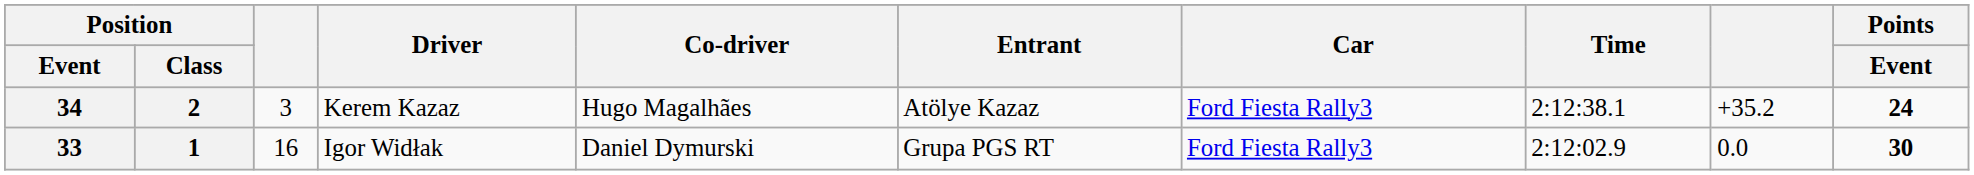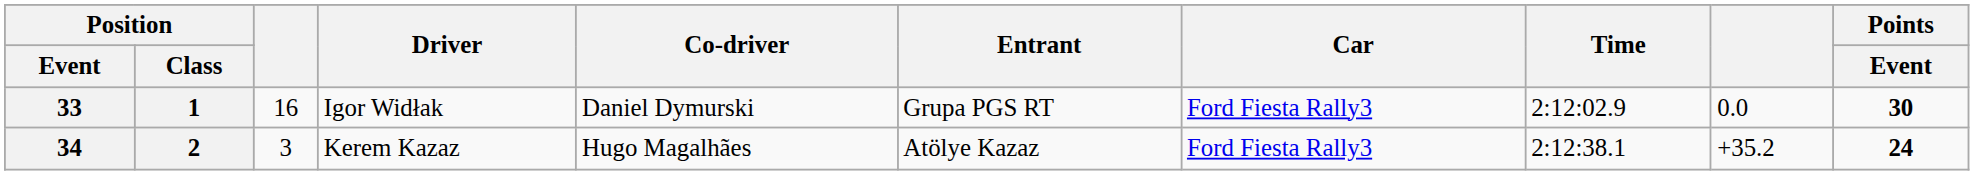rows swapped: (70, 147) <-> (70, 106)
